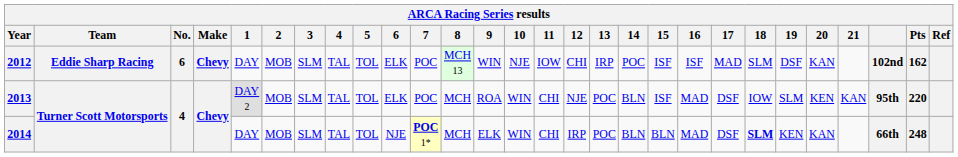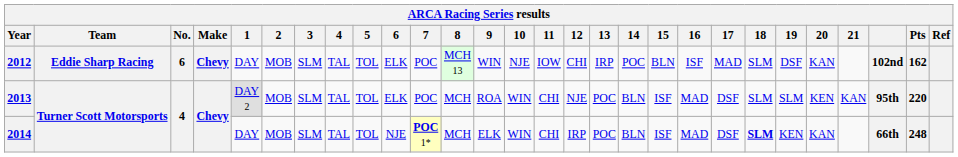(663, 63) ISF -> (663, 63) BLN
(760, 98) IOW -> (760, 98) SLM
(663, 134) BLN -> (663, 134) ISF
